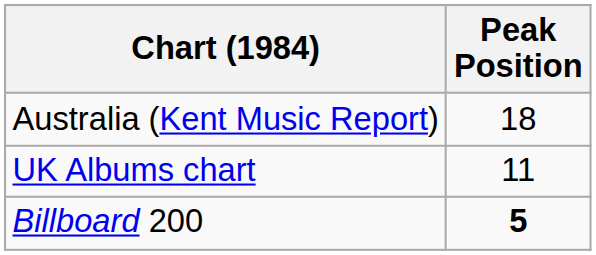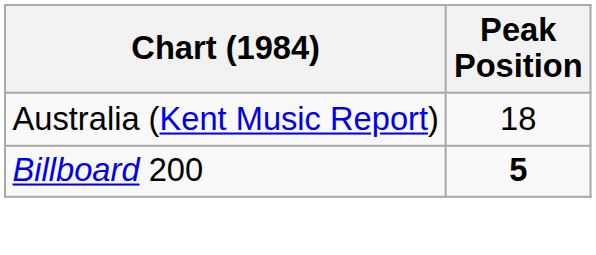- row: (134, 170)
